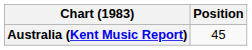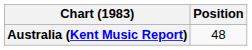(218, 34) 45 -> (218, 34) 48
